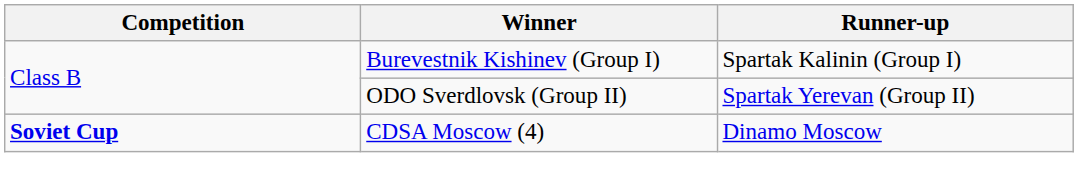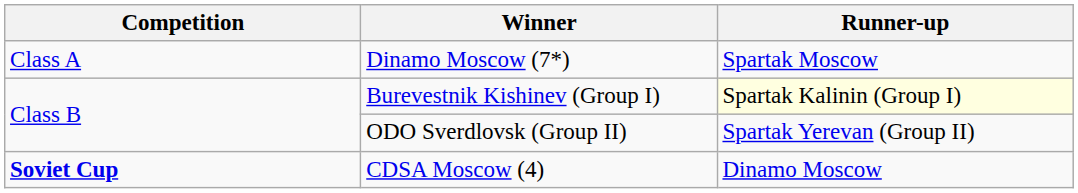+ row: (468, 59)
(842, 59) no background -> (842, 95) lightyellow background
